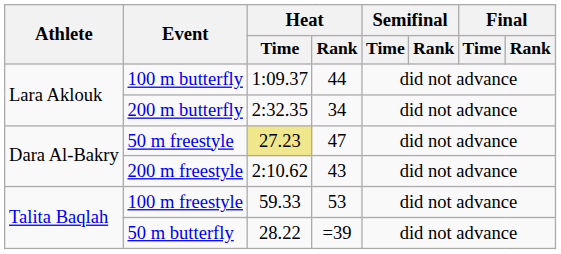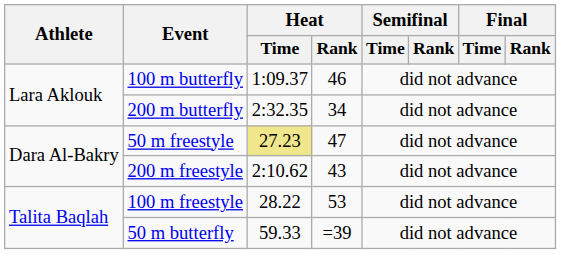(337, 79) 44 -> (337, 79) 46
(280, 202) 59.33 -> (280, 202) 28.22
(280, 233) 28.22 -> (280, 233) 59.33
